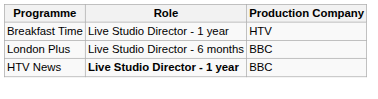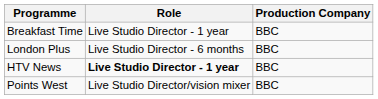(261, 31) HTV -> (267, 31) BBC
+ row: (37, 85)
